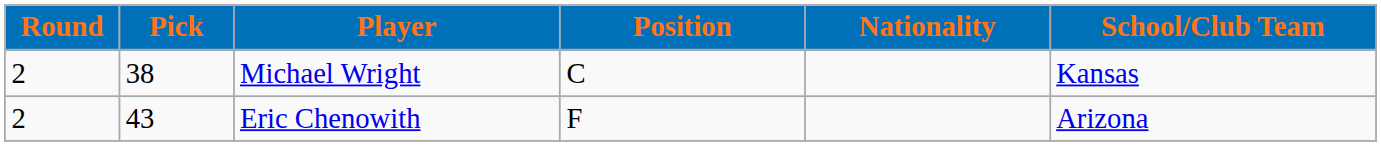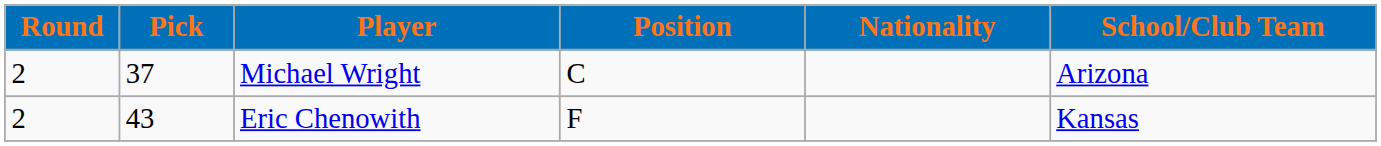(140, 72) 38 -> (140, 72) 37
(1098, 72) Kansas -> (1102, 72) Arizona
(1102, 118) Arizona -> (1098, 118) Kansas
